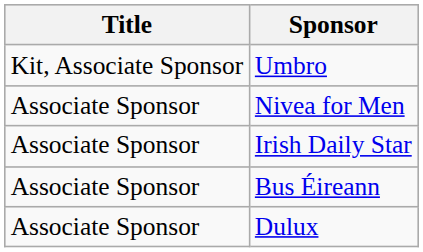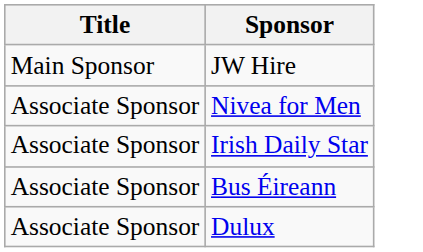+ row: (254, 65)
- row: (291, 65)
